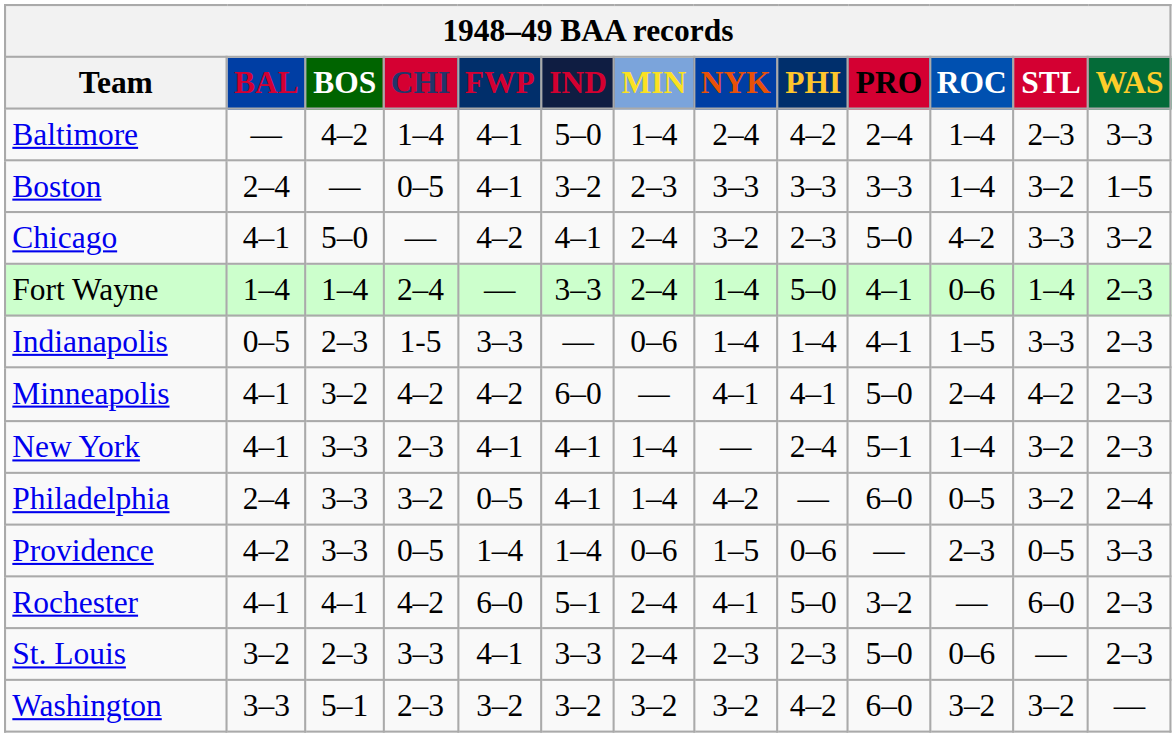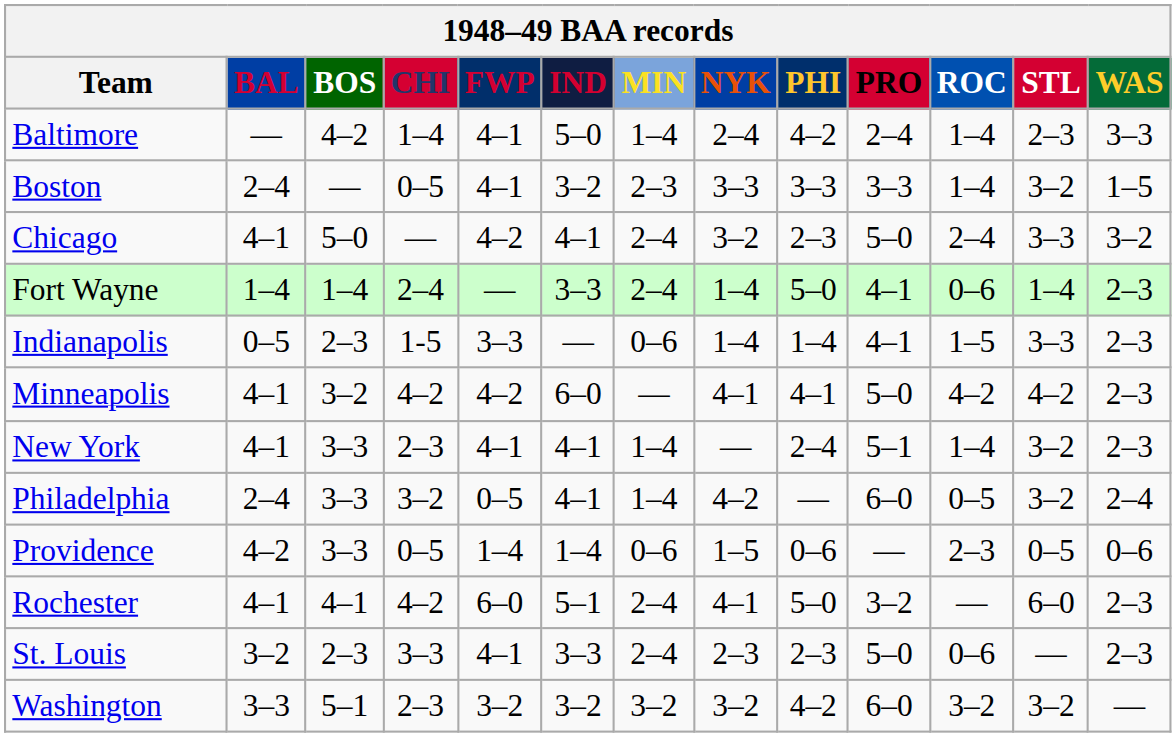(972, 238) 4–2 -> (972, 238) 2–4
(972, 393) 2–4 -> (972, 393) 4–2
(1129, 549) 3–3 -> (1129, 549) 0–6
